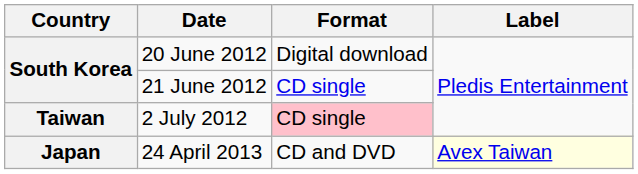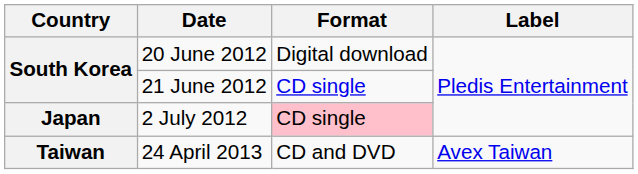(71, 119) Taiwan -> (71, 119) Japan
(71, 151) Japan -> (71, 151) Taiwan
(495, 151) lightyellow background -> (495, 151) no background
